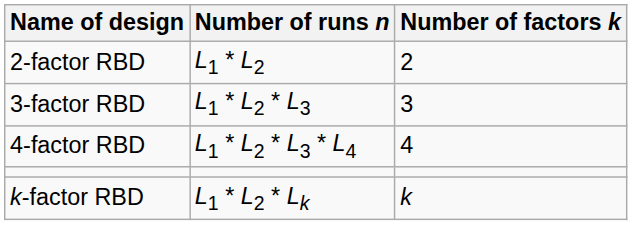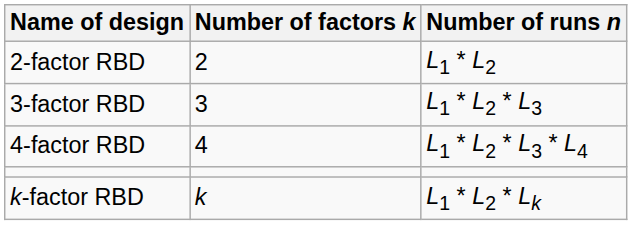columns swapped: (511, 23) <-> (292, 23)
